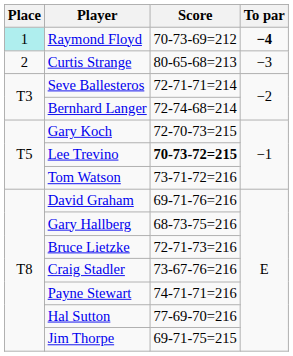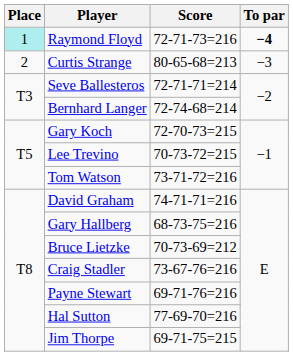(195, 39) 70-73-69=212 -> (195, 39) 72-71-73=216
(195, 154) bold -> (195, 154) normal
(195, 200) 69-71-76=216 -> (195, 200) 74-71-71=216
(195, 246) 72-71-73=216 -> (195, 246) 70-73-69=212
(195, 293) 74-71-71=216 -> (195, 293) 69-71-76=216
